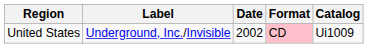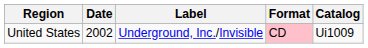columns swapped: (250, 14) <-> (158, 14)
